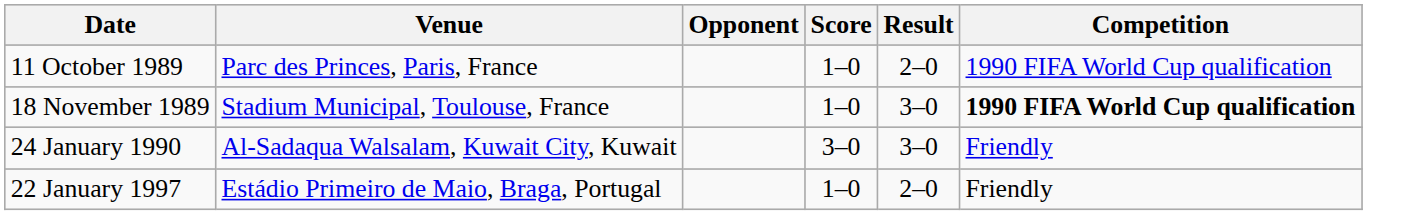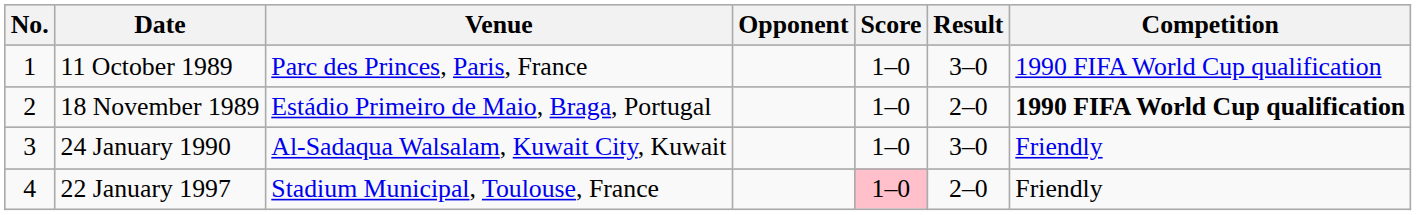+ column: (30, 24)
(919, 65) 2–0 -> (968, 65) 3–0
(415, 106) Stadium Municipal, Toulouse, France -> (491, 106) Estádio Primeiro de Maio, Braga, Portugal
(919, 106) 3–0 -> (968, 106) 2–0
(841, 147) 3–0 -> (891, 147) 1–0
(441, 188) Estádio Primeiro de Maio, Braga, Portugal -> (465, 188) Stadium Municipal, Toulouse, France
(841, 188) no background -> (891, 188) pink background
